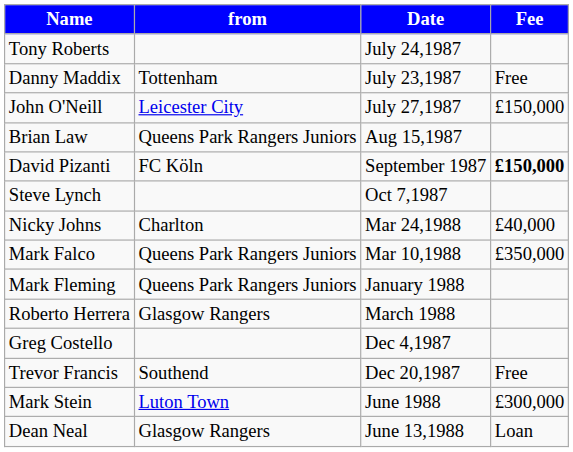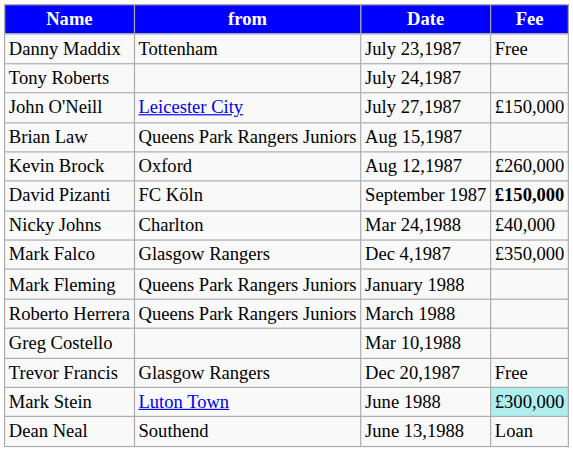rows swapped: (65, 78) <-> (59, 48)
+ row: (57, 166)
- row: (55, 195)
(248, 254) Queens Park Rangers Juniors -> (204, 254) Glasgow Rangers
(413, 254) Mar 10,1988 -> (408, 254) Dec 4,1987
(204, 313) Glasgow Rangers -> (248, 313) Queens Park Rangers Juniors
(408, 343) Dec 4,1987 -> (413, 343) Mar 10,1988
(174, 372) Southend -> (204, 372) Glasgow Rangers
(530, 401) no background -> (530, 401) paleturquoise background
(204, 431) Glasgow Rangers -> (174, 431) Southend
